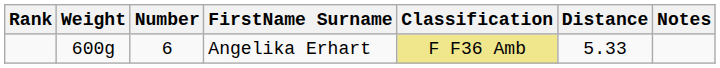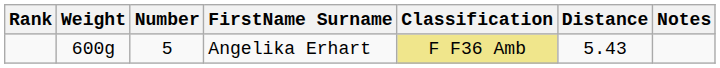(167, 49) 6 -> (167, 49) 5
(605, 49) 5.33 -> (605, 49) 5.43
